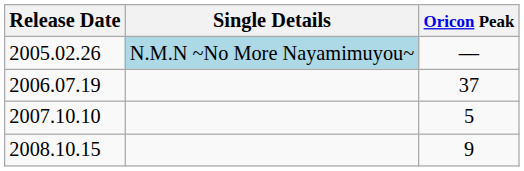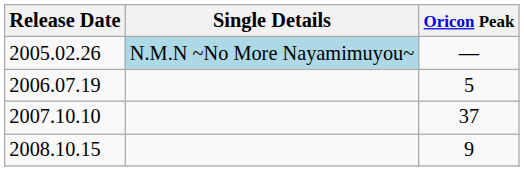(469, 85) 37 -> (469, 85) 5
(469, 117) 5 -> (469, 117) 37
